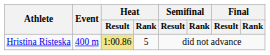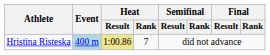(87, 42) no background -> (87, 42) lightblue background
(146, 42) 5 -> (146, 42) 7
